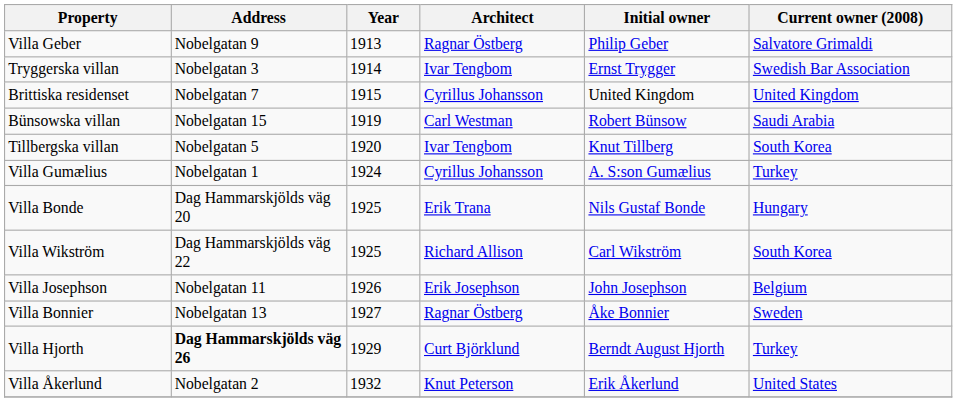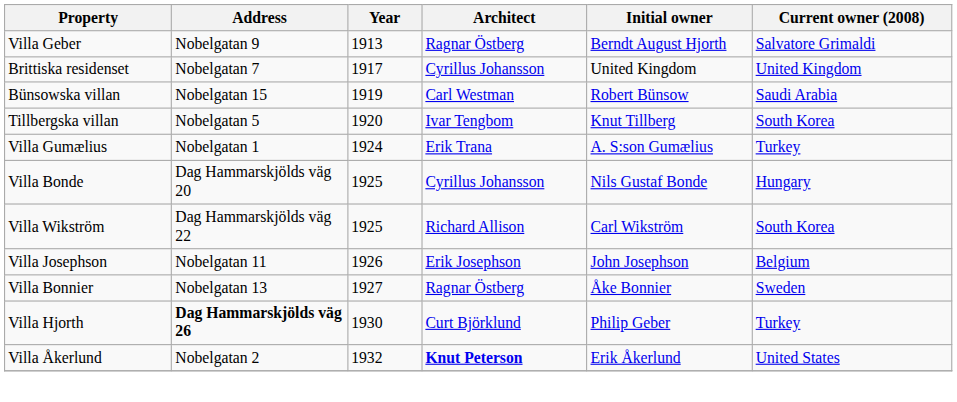(628, 43) Philip Geber -> (658, 43) Berndt August Hjorth
- row: (63, 69)
(366, 95) 1915 -> (367, 69) 1917
(483, 173) Cyrillus Johansson -> (459, 147) Erik Trana
(457, 208) Erik Trana -> (485, 182) Cyrillus Johansson
(366, 348) 1929 -> (367, 323) 1930
(656, 348) Berndt August Hjorth -> (630, 323) Philip Geber
(469, 384) normal -> (474, 358) bold
